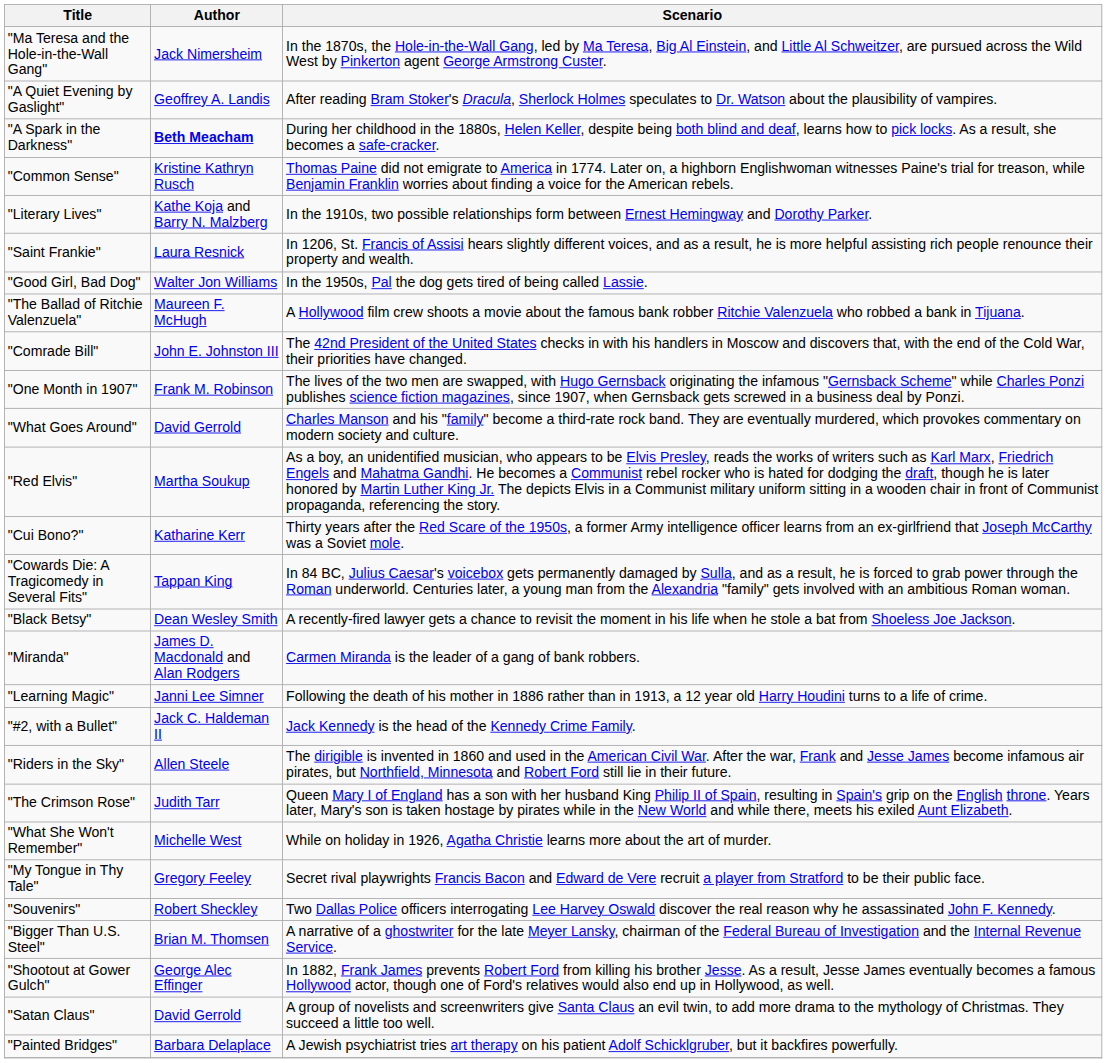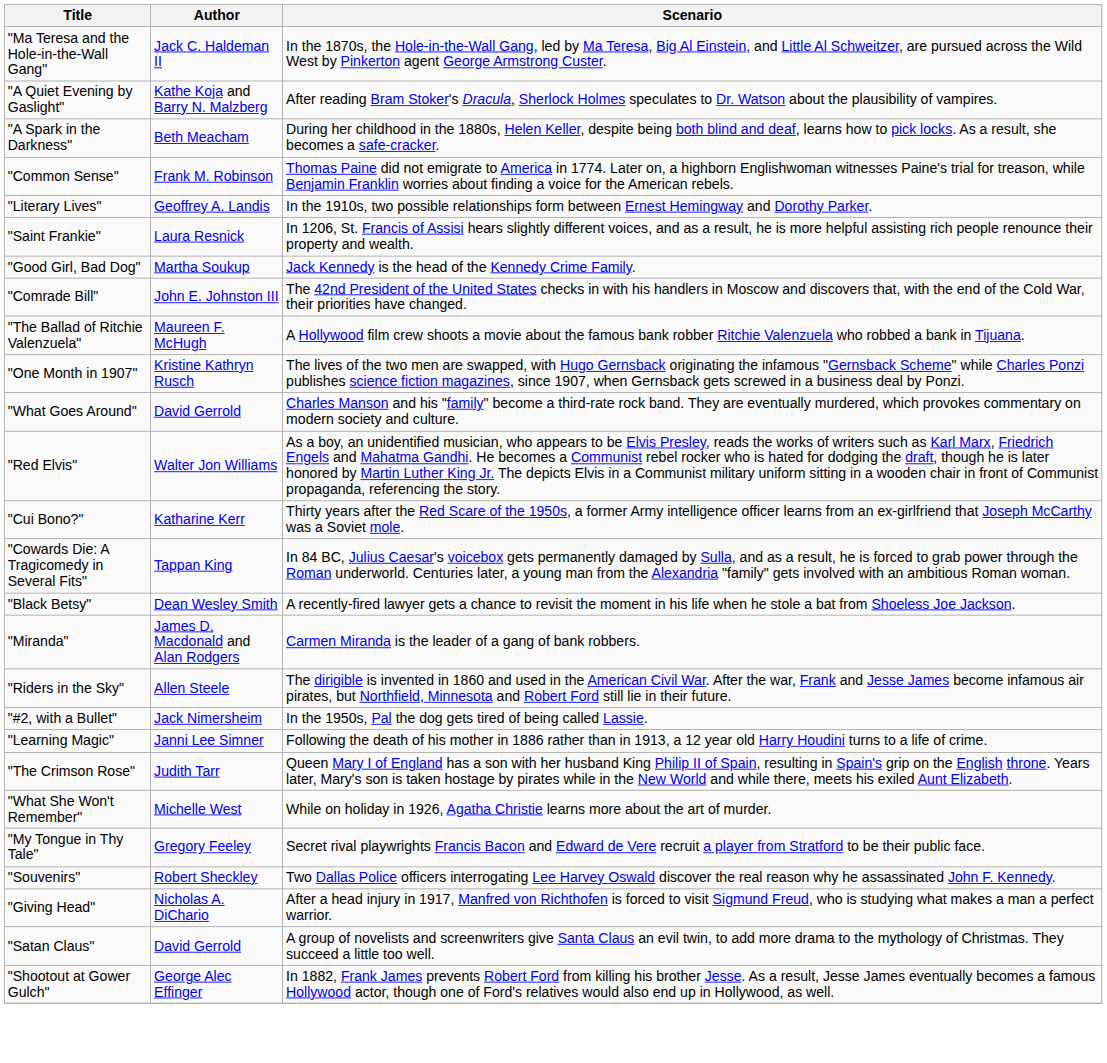(208, 53) Jack Nimersheim -> (212, 53) Jack C. Haldeman II
(212, 99) Geoffrey A. Landis -> (211, 99) Kathe Koja and Barry N. Malzberg
(204, 138) bold -> (201, 138) normal
(204, 176) Kristine Kathryn Rusch -> (214, 176) Frank M. Robinson
(211, 214) Kathe Koja and Barry N. Malzberg -> (212, 206) Geoffrey A. Landis
(216, 282) Walter Jon Williams -> (202, 267) Martha Soukup
(467, 282) In the 1950s, Pal the dog gets tired of being called Lassie. -> (461, 267) Jack Kennedy is the head of the Kennedy Crime Family.
rows swapped: (53, 351) <-> (75, 313)
(214, 389) Frank M. Robinson -> (204, 373) Kristine Kathryn Rusch
(202, 481) Martha Soukup -> (216, 465) Walter Jon Williams
rows swapped: (66, 764) <-> (61, 696)
(212, 726) Jack C. Haldeman II -> (208, 718) Jack Nimersheim
(461, 726) Jack Kennedy is the head of the Kennedy Crime Family. -> (467, 718) In the 1950s, Pal the dog gets tired of being called Lassie.
- row: (64, 939)
+ row: (51, 907)
rows swapped: (51, 1016) <-> (69, 977)
- row: (62, 1046)
